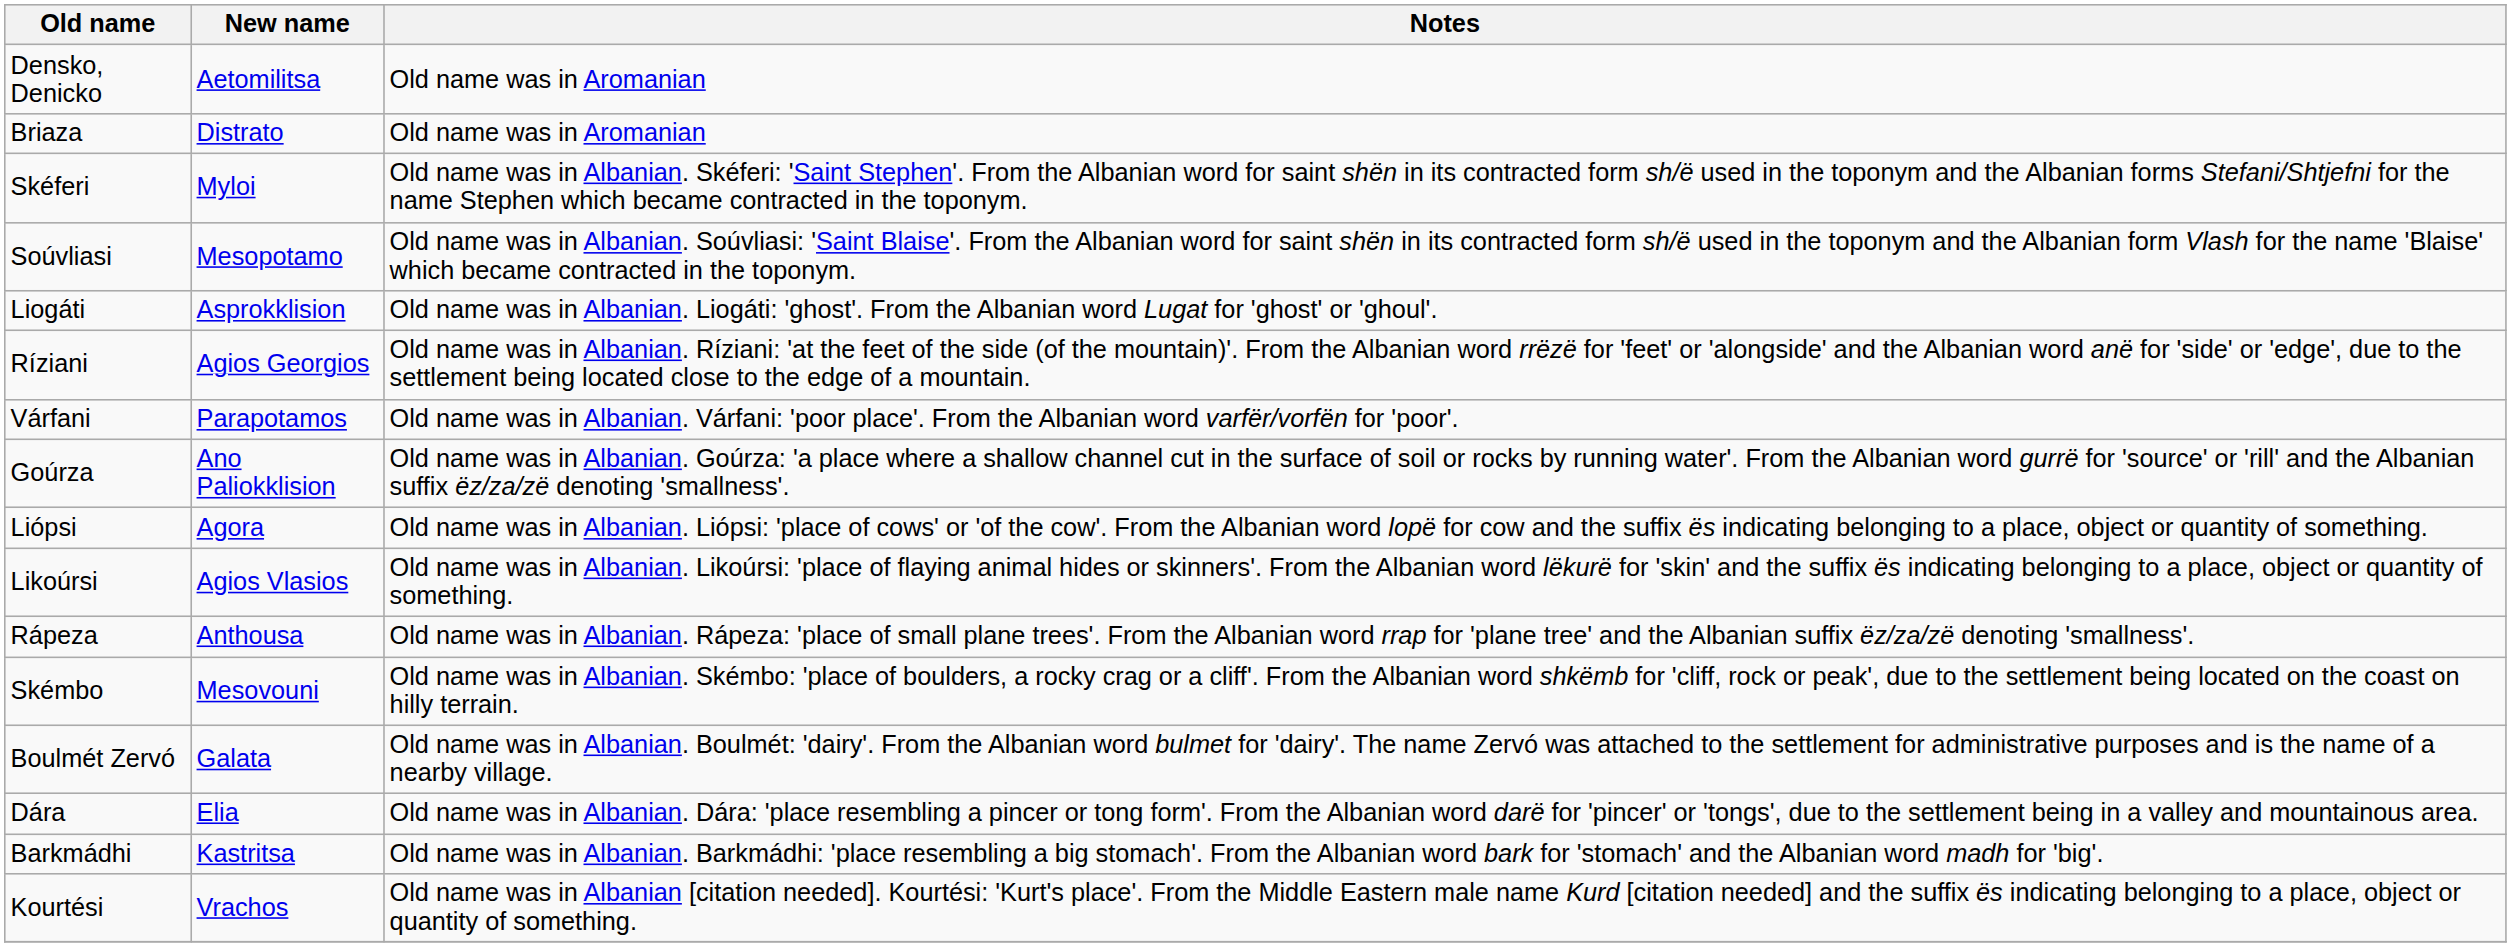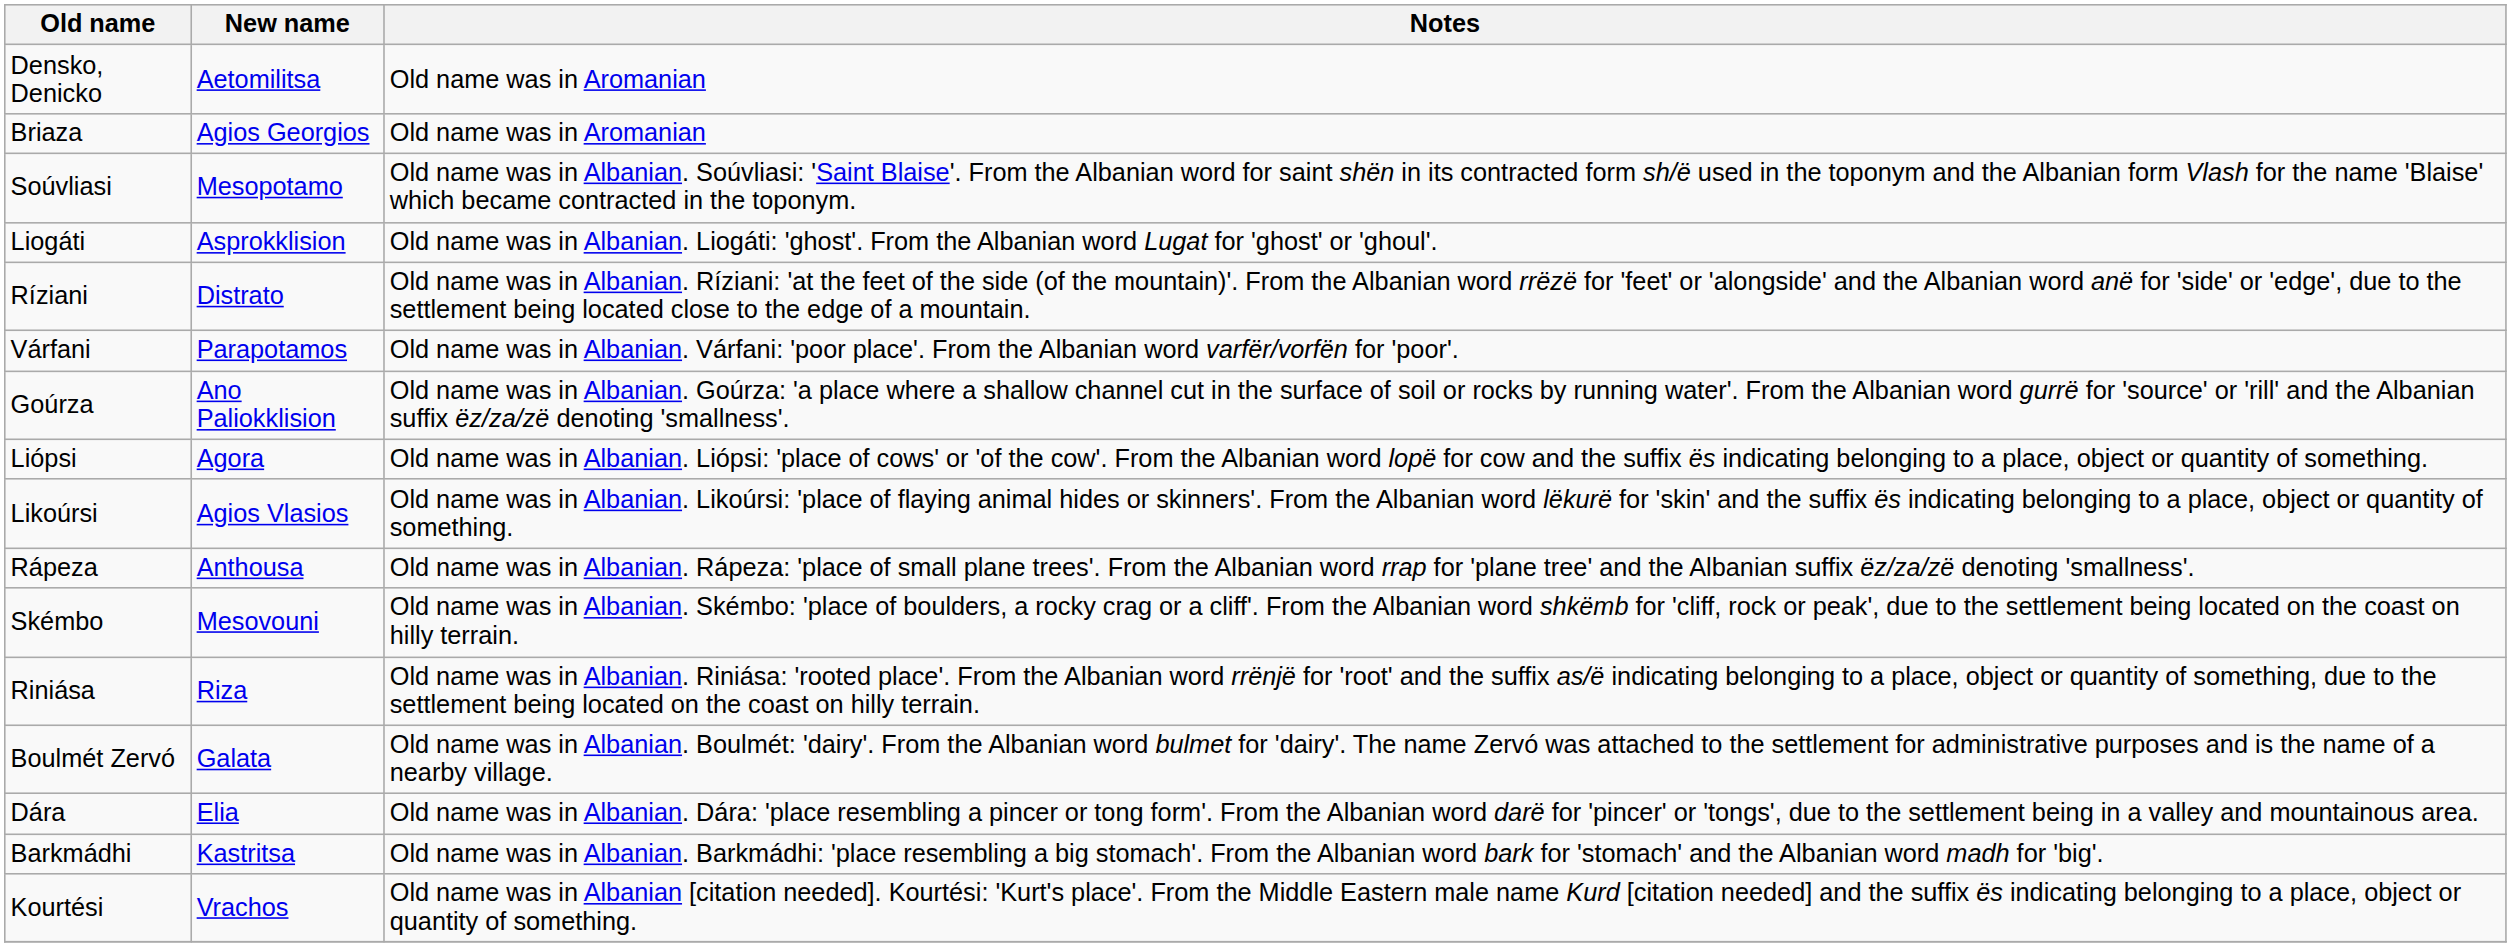(240, 133) Distrato -> (283, 133) Agios Georgios
- row: (50, 187)
(283, 364) Agios Georgios -> (240, 296) Distrato
+ row: (53, 690)
